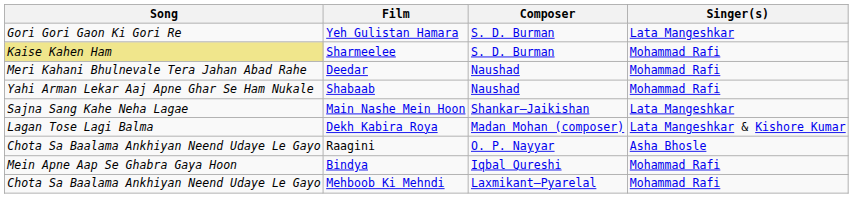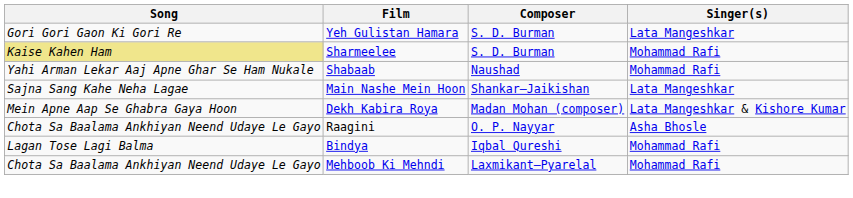- row: (347, 70)
(80, 127) Lagan Tose Lagi Balma -> (122, 108) Mein Apne Aap Se Ghabra Gaya Hoon
(122, 165) Mein Apne Aap Se Ghabra Gaya Hoon -> (80, 146) Lagan Tose Lagi Balma
